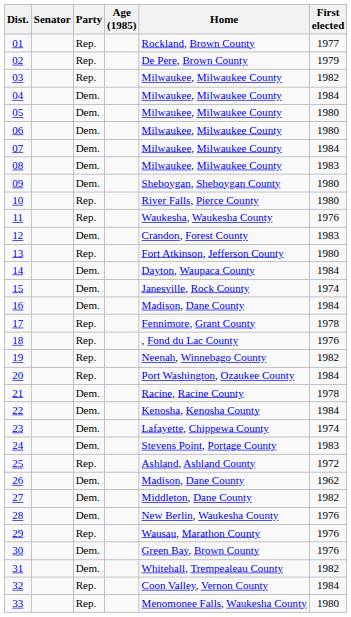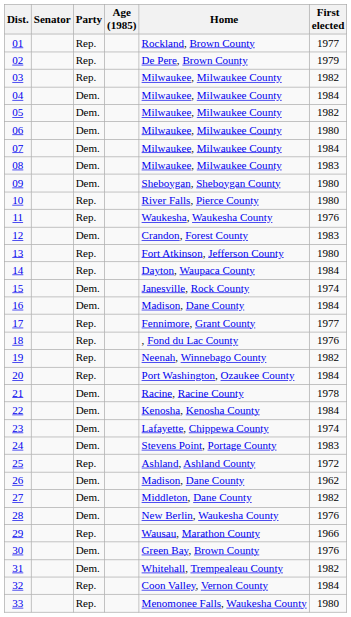(328, 113) 1980 -> (328, 113) 1982
(88, 270) Dem. -> (86, 270) Rep.
(328, 323) 1978 -> (328, 323) 1977
(328, 533) 1976 -> (328, 533) 1966
